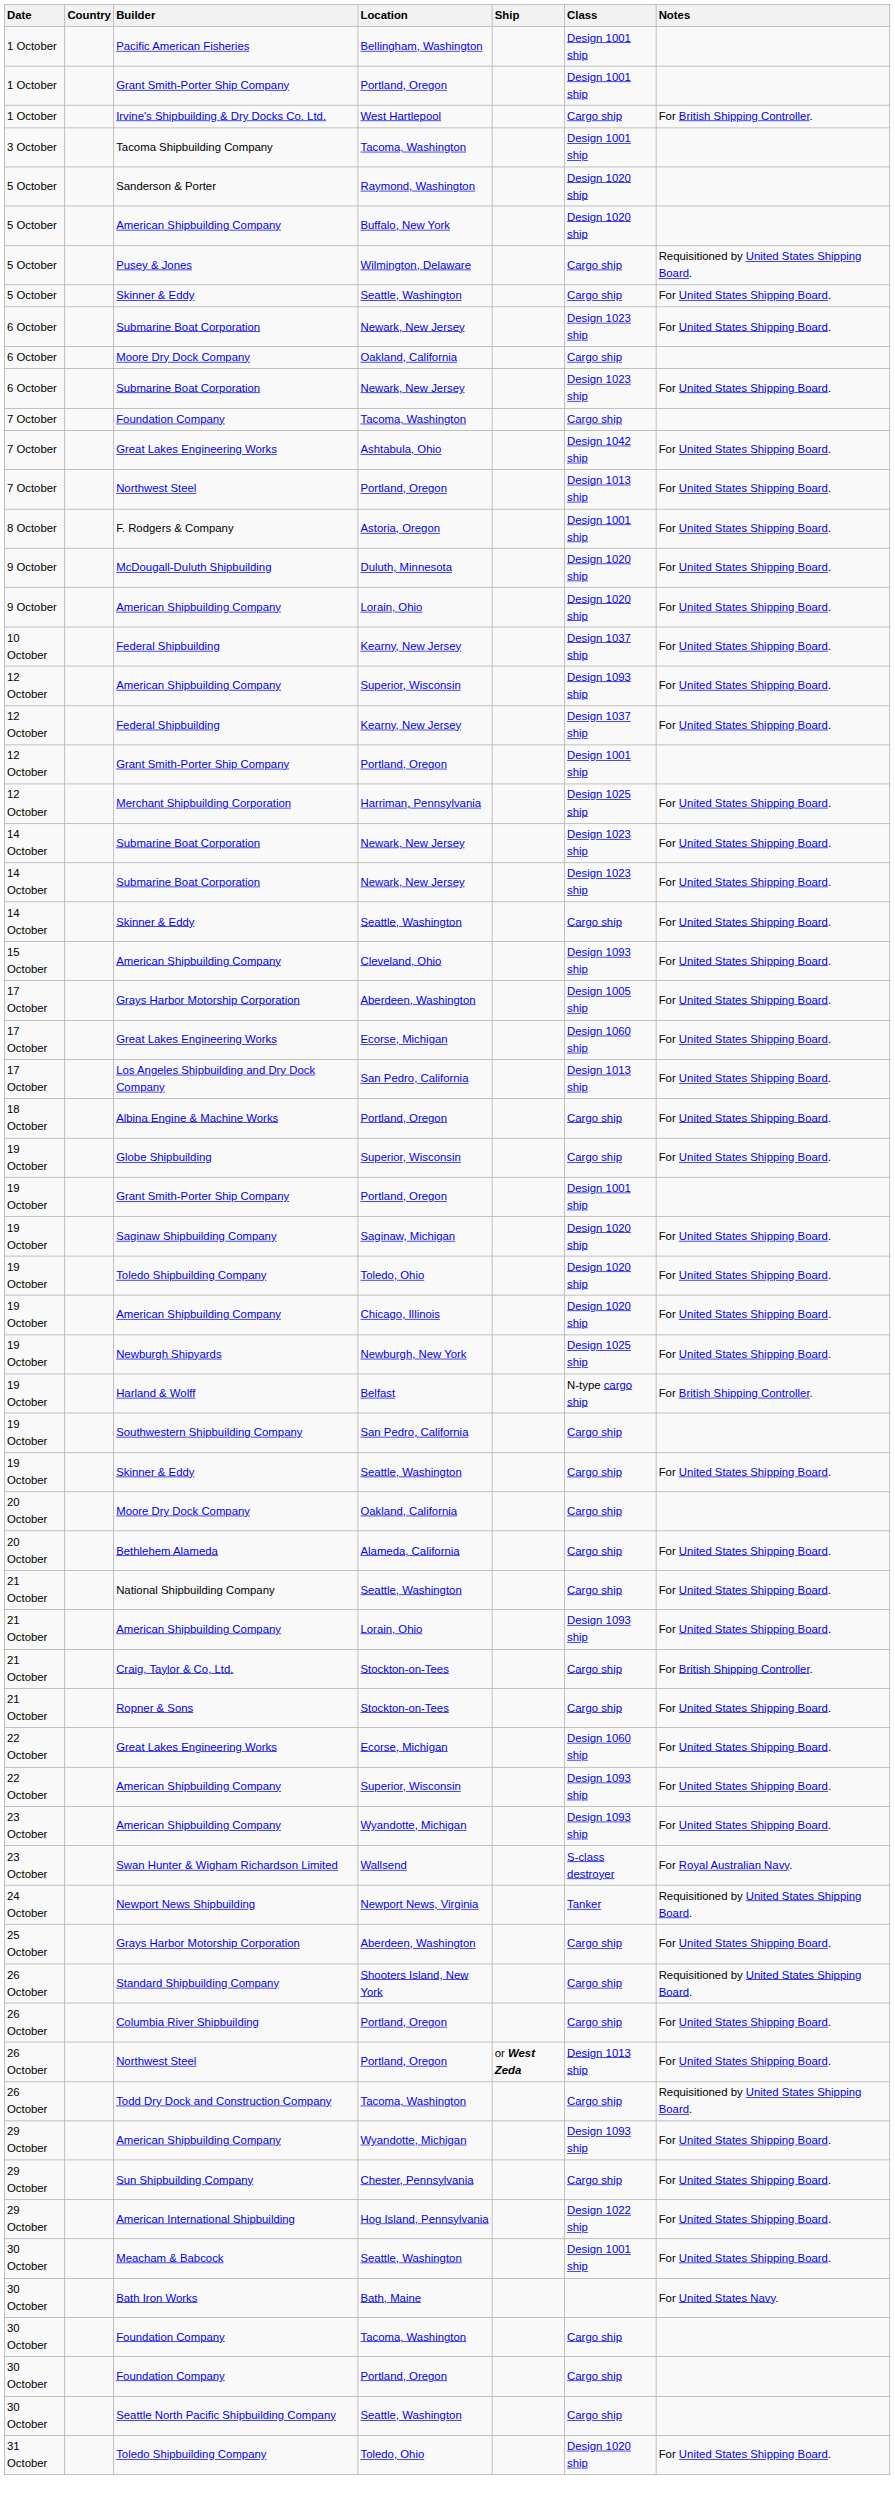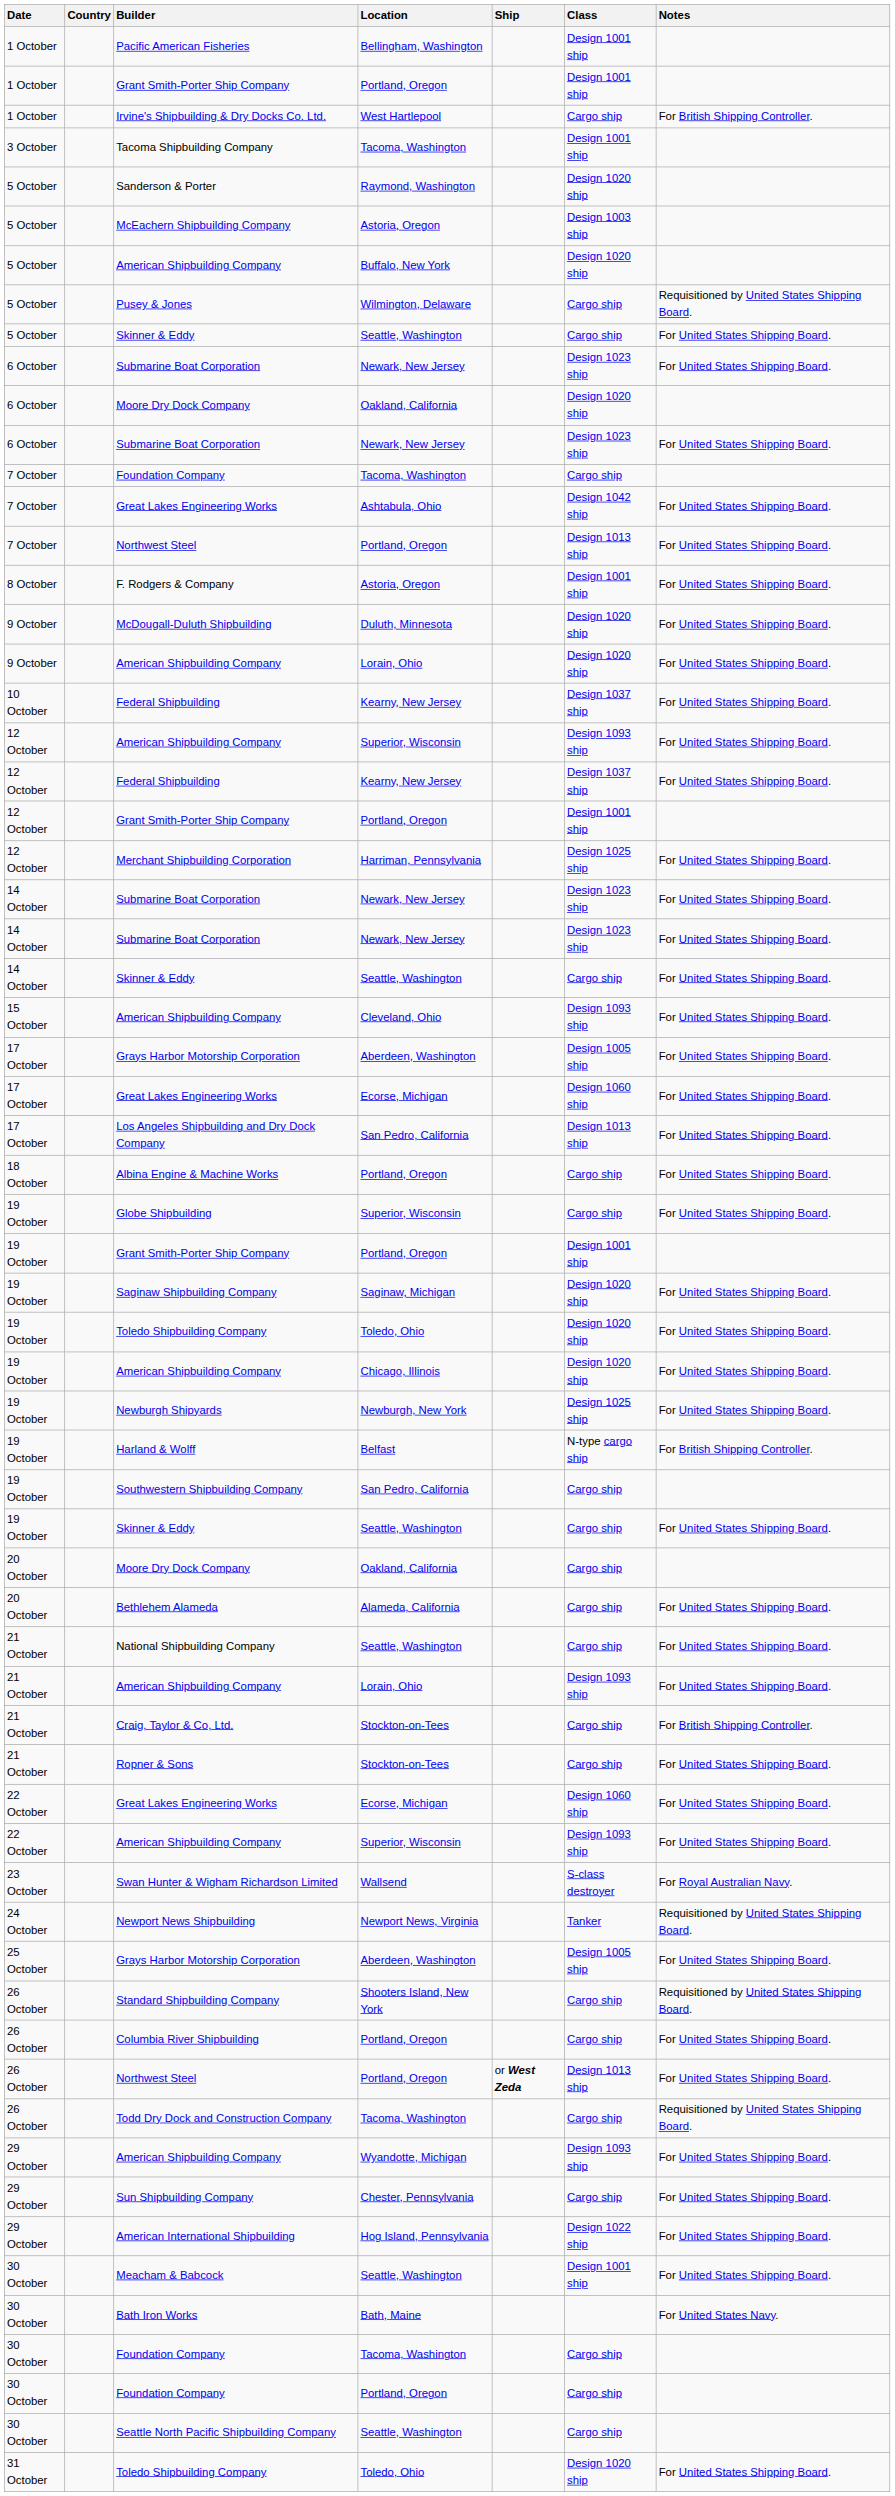+ row: (32, 225)
(595, 357) Cargo ship -> (599, 405) Design 1020 ship
- row: (27, 1826)
(595, 1944) Cargo ship -> (599, 1961) Design 1005 ship
